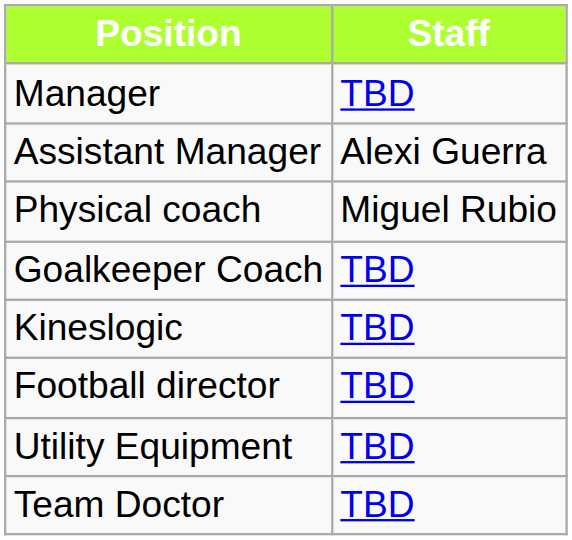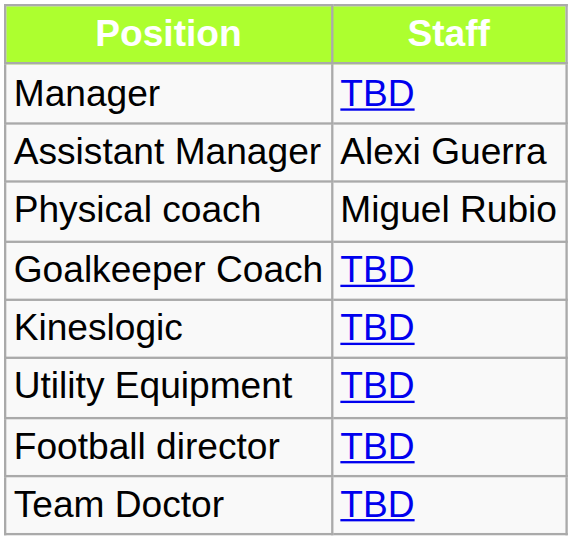rows swapped: (153, 446) <-> (147, 387)
